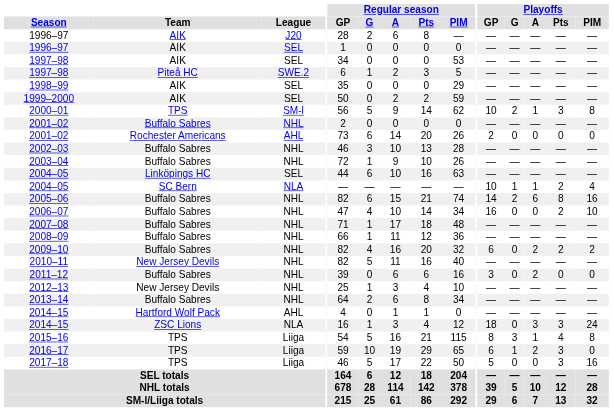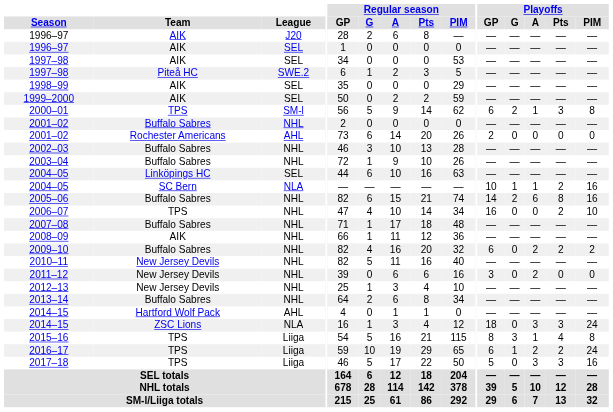(491, 111) 10 -> (491, 111) 6
(592, 186) 4 -> (592, 186) 16
(178, 212) Buffalo Sabres -> (178, 212) TPS
(178, 237) Buffalo Sabres -> (178, 237) AIK
(178, 275) Buffalo Sabres -> (178, 275) New Jersey Devils
(561, 350) 3 -> (561, 350) 2
(592, 350) 0 -> (592, 350) 24
(535, 363) 0 -> (535, 363) 3
